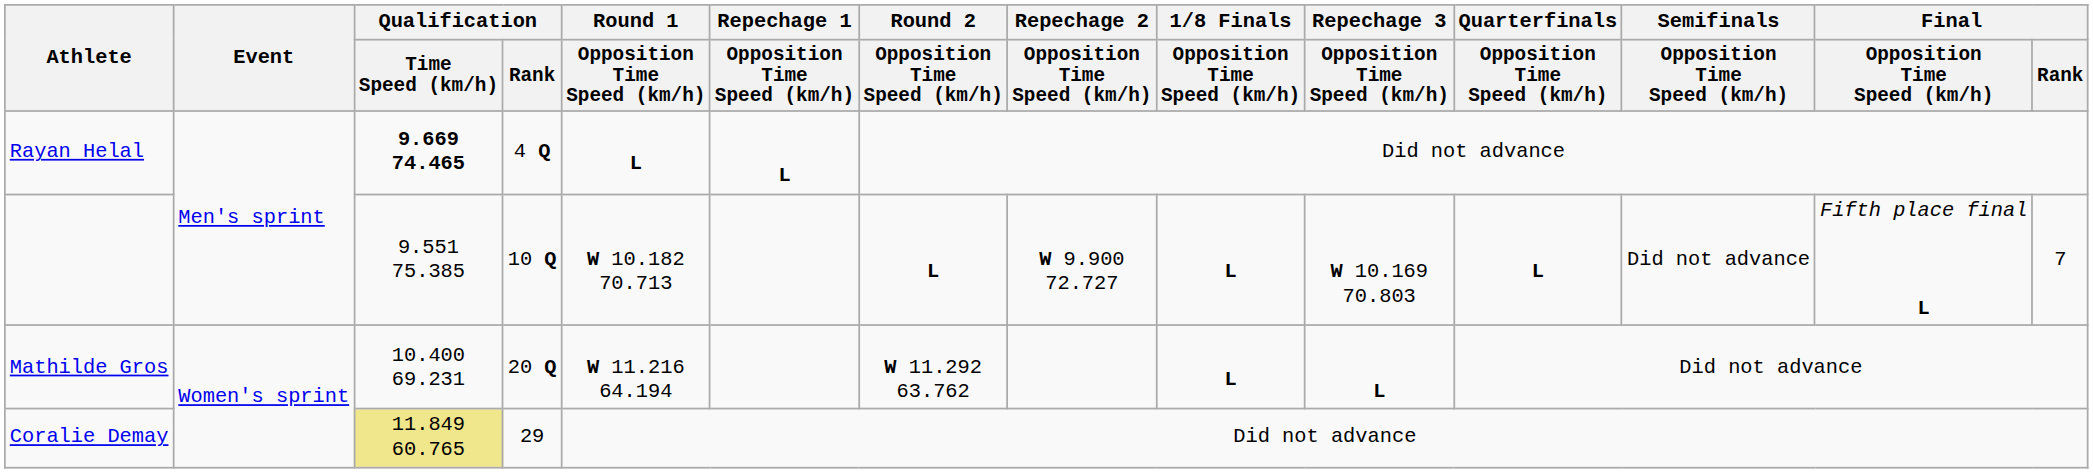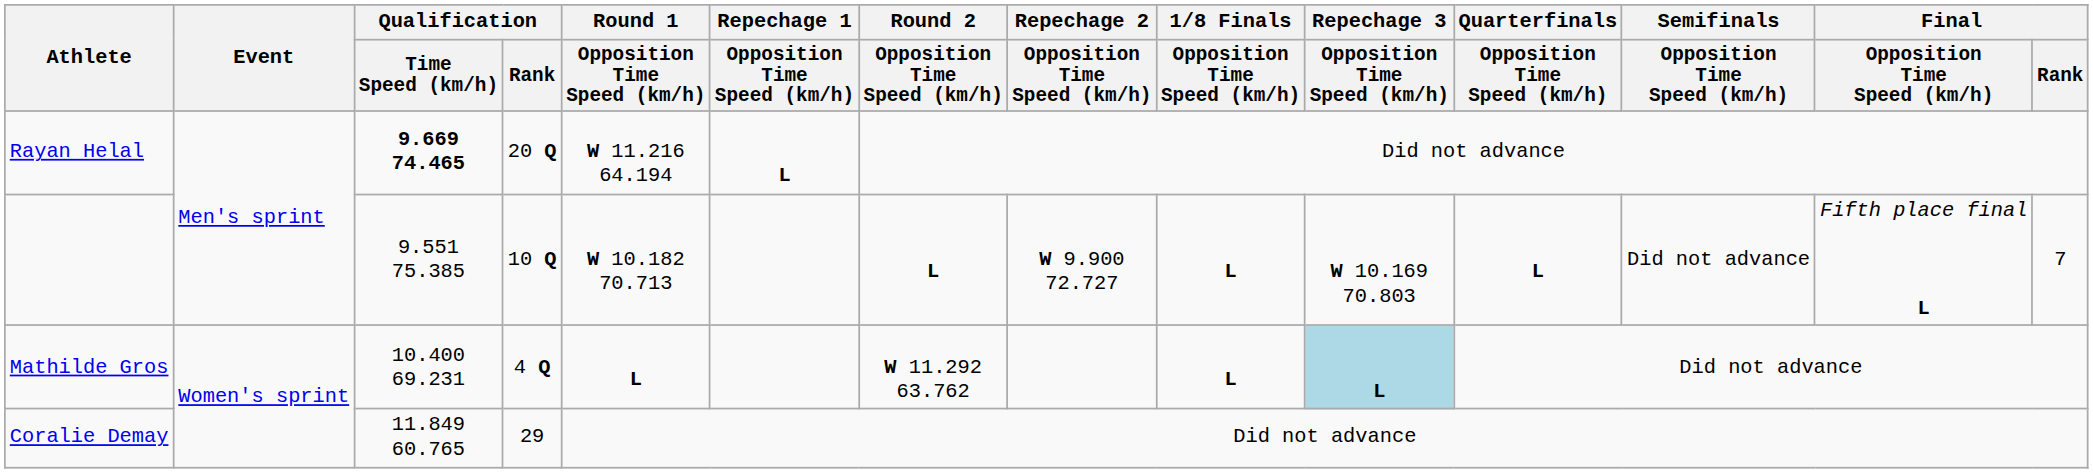(532, 152) 4 Q -> (532, 152) 20 Q
(636, 165) L -> (636, 165) W 11.216 64.194
(532, 367) 20 Q -> (532, 367) 4 Q
(636, 379) W 11.216 64.194 -> (636, 379) L
(1379, 391) no background -> (1379, 391) lightblue background
(428, 438) khaki background -> (428, 438) no background
